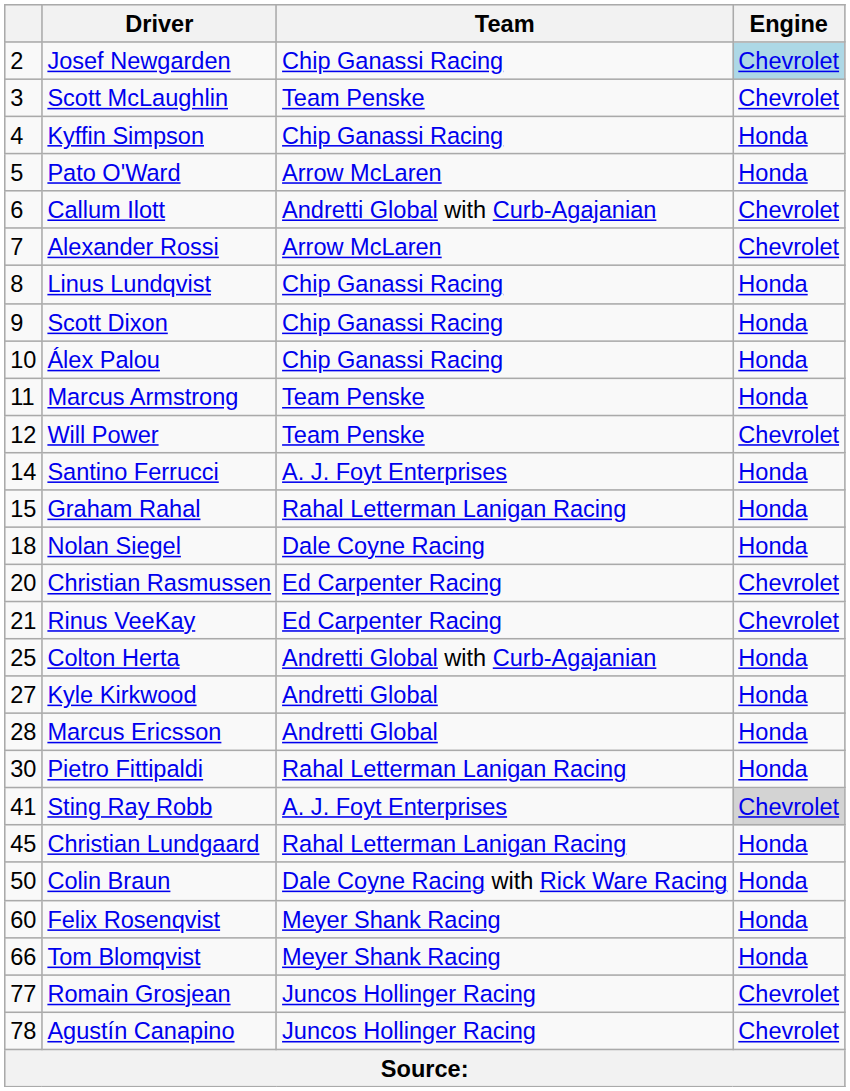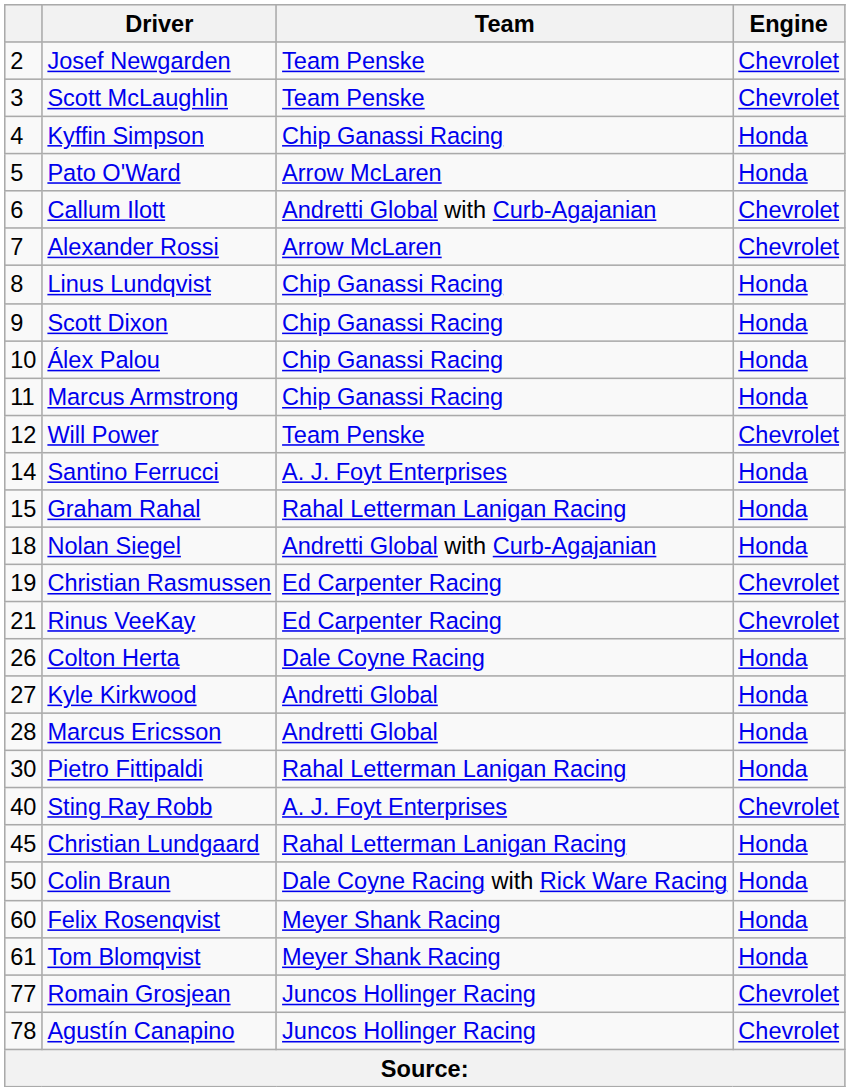(393, 61) Chip Ganassi Racing -> (353, 61) Team Penske
(789, 61) lightblue background -> (789, 61) no background
(353, 397) Team Penske -> (393, 397) Chip Ganassi Racing
(383, 546) Dale Coyne Racing -> (469, 546) Andretti Global with Curb-Agajanian
(23, 583) 20 -> (23, 583) 19
(23, 658) 25 -> (23, 658) 26
(469, 658) Andretti Global with Curb-Agajanian -> (383, 658) Dale Coyne Racing
(23, 807) 41 -> (23, 807) 40
(789, 807) lightgrey background -> (789, 807) no background
(23, 956) 66 -> (23, 956) 61
